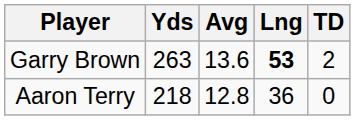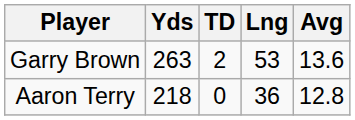columns swapped: (227, 22) <-> (329, 22)
(281, 59) bold -> (267, 59) normal
